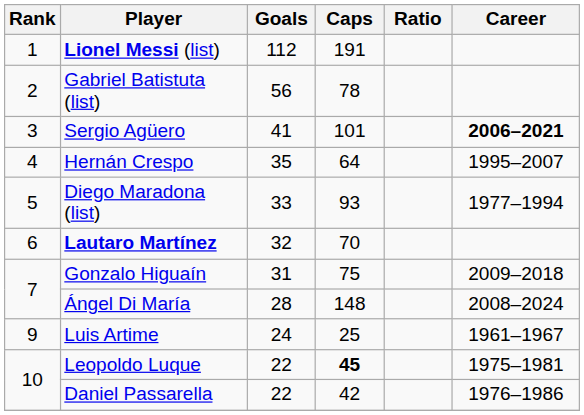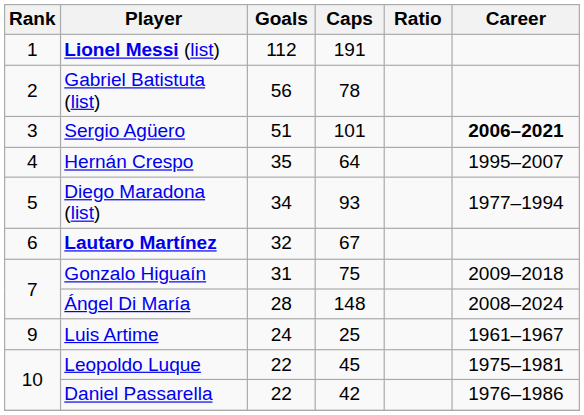(281, 131) 41 -> (281, 131) 51
(281, 202) 33 -> (281, 202) 34
(350, 243) 70 -> (350, 243) 67
(350, 364) bold -> (350, 364) normal
